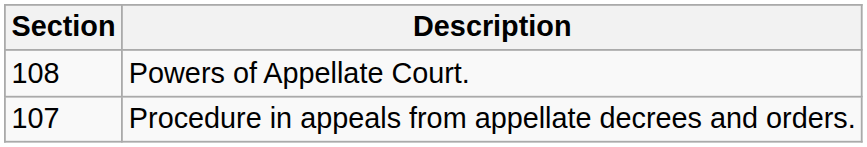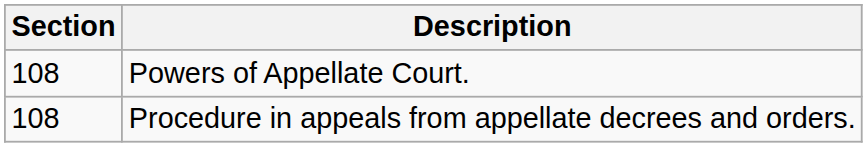(36, 118) 107 -> (36, 118) 108
